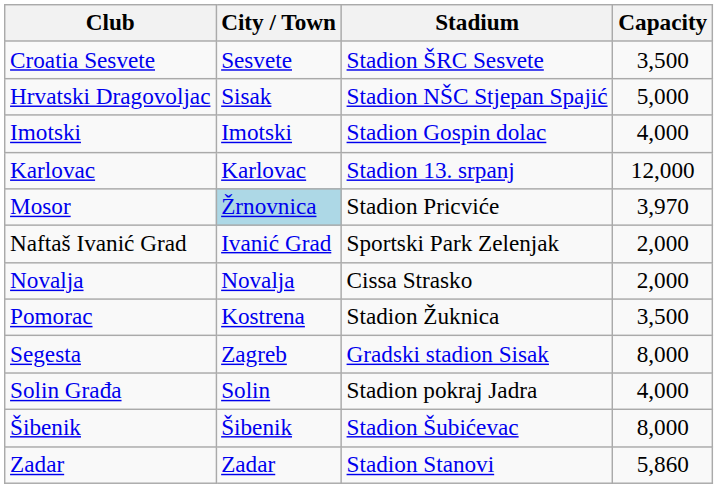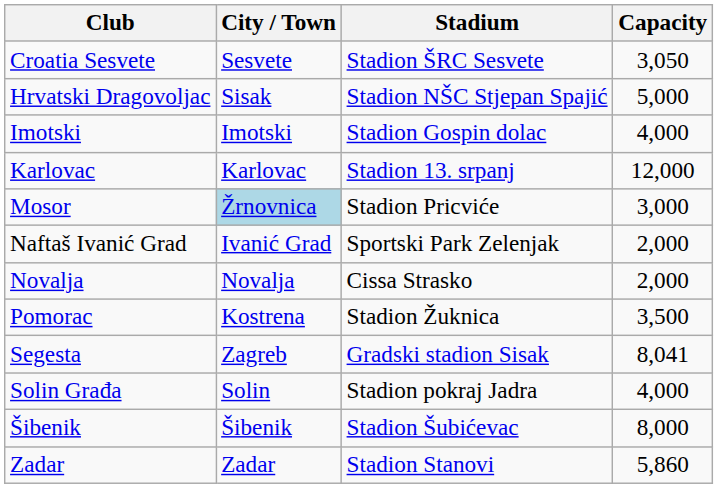(663, 59) 3,500 -> (663, 59) 3,050
(663, 206) 3,970 -> (663, 206) 3,000
(663, 354) 8,000 -> (663, 354) 8,041
